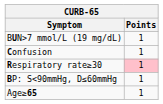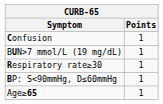rows swapped: (29, 52) <-> (65, 39)
(141, 66) pink background -> (141, 66) no background
